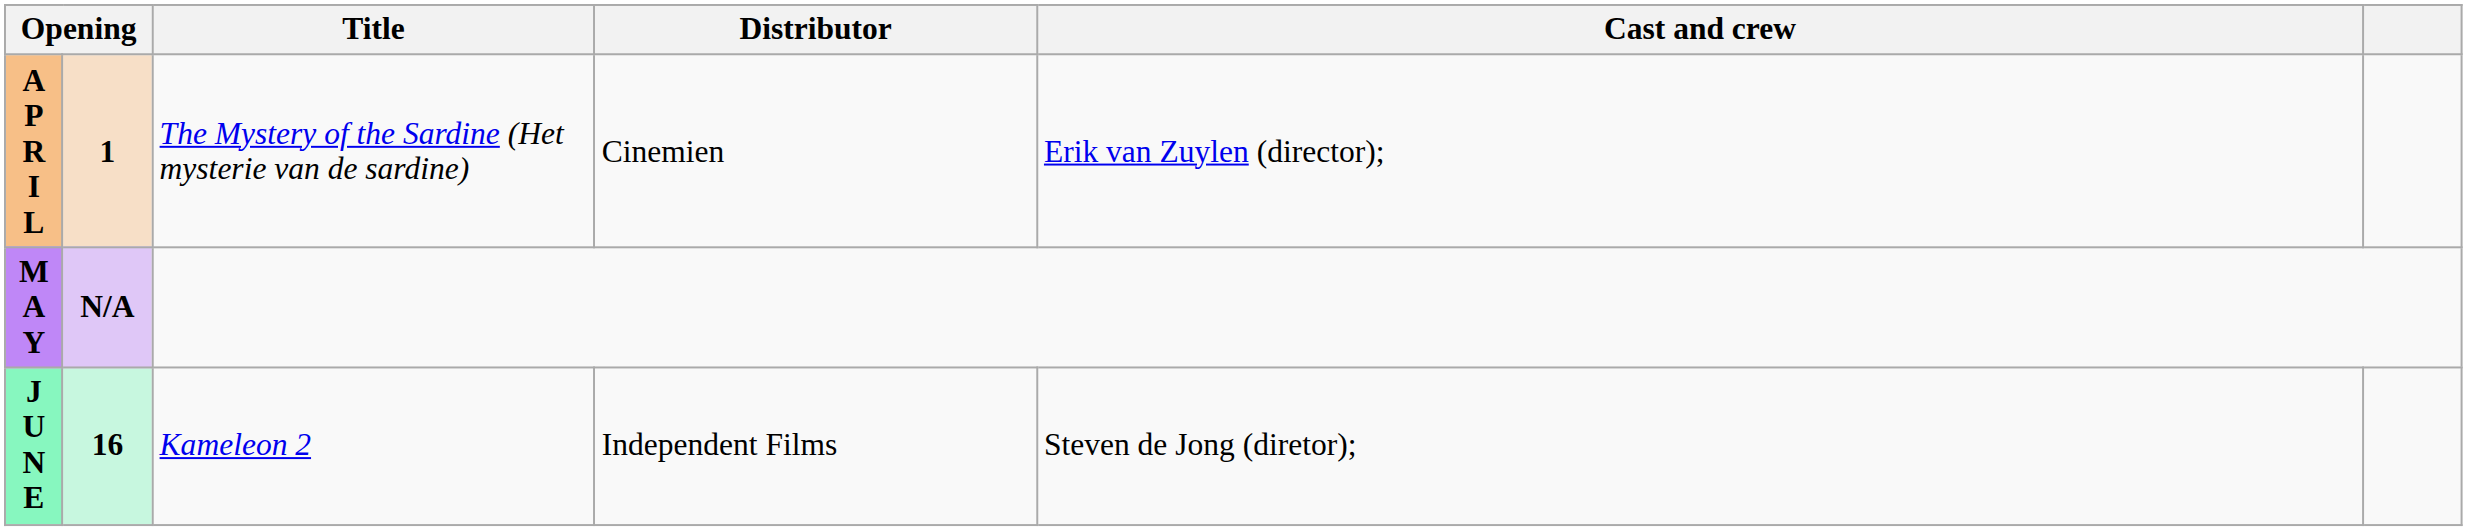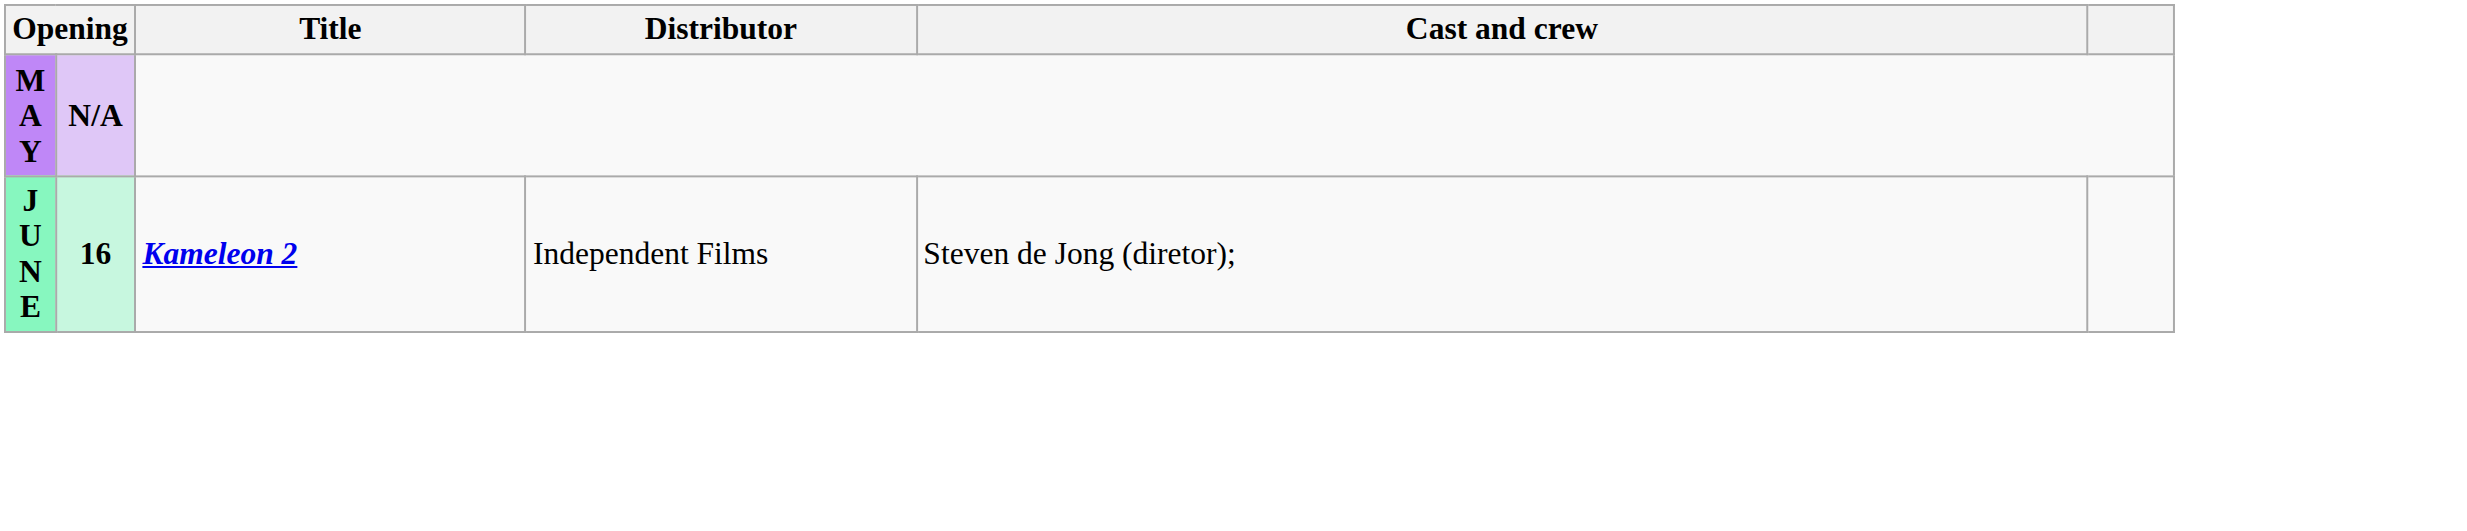- row: (34, 150)
(235, 445) normal -> (220, 253) bold
